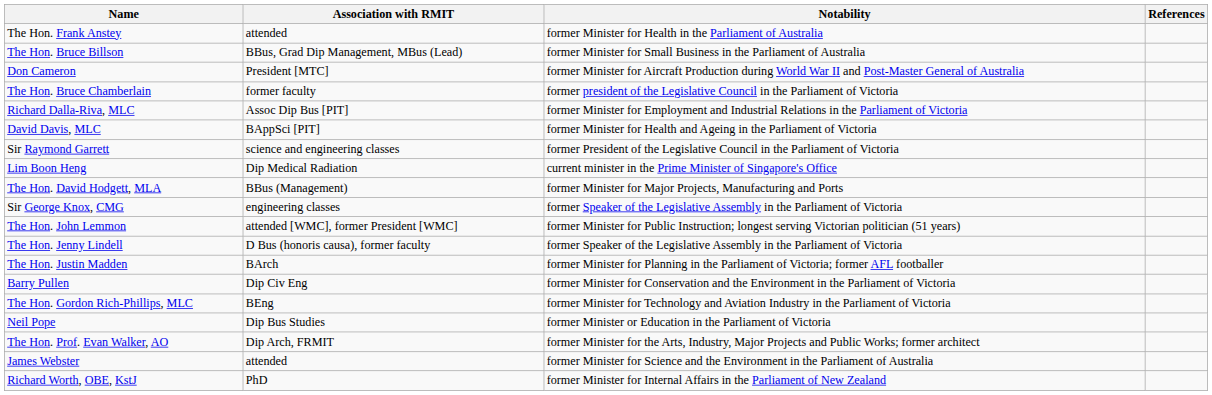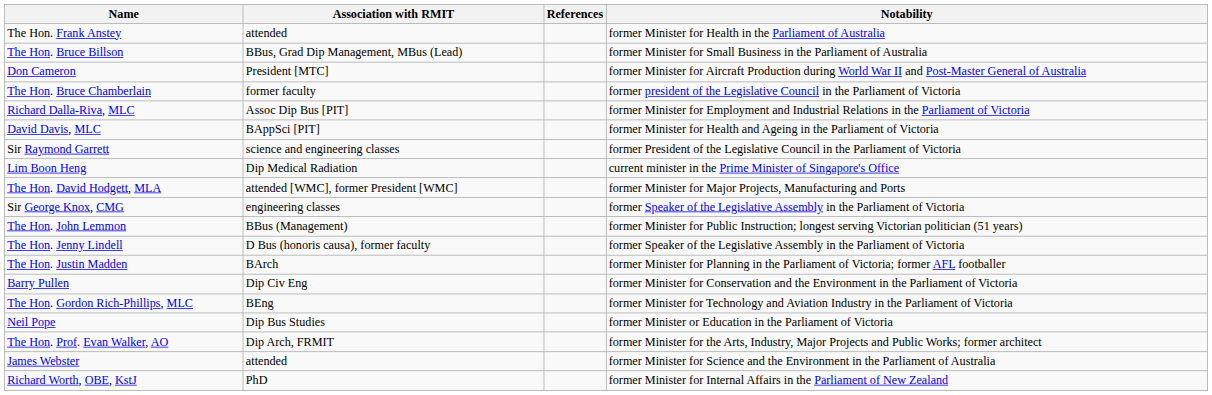columns swapped: (845, 14) <-> (1176, 14)
(297, 187) BBus (Management) -> (352, 187) attended [WMC], former President [WMC]
(352, 226) attended [WMC], former President [WMC] -> (297, 226) BBus (Management)
